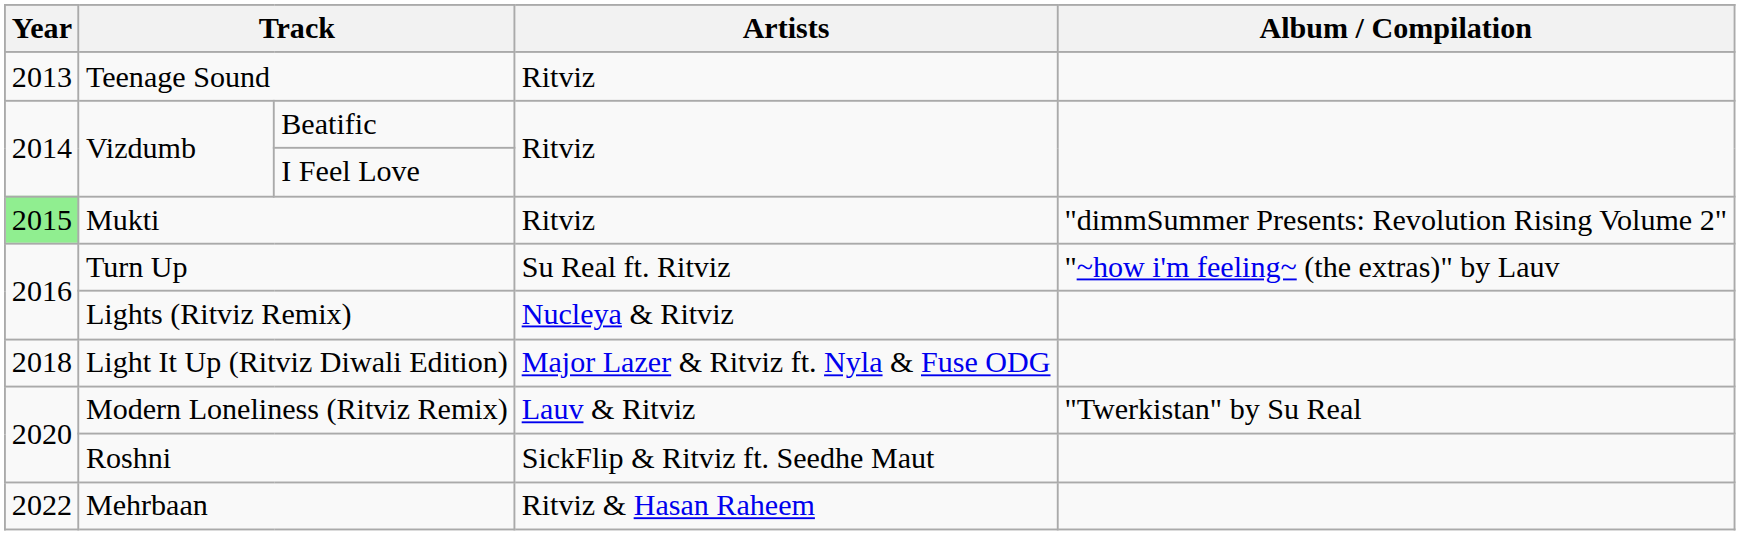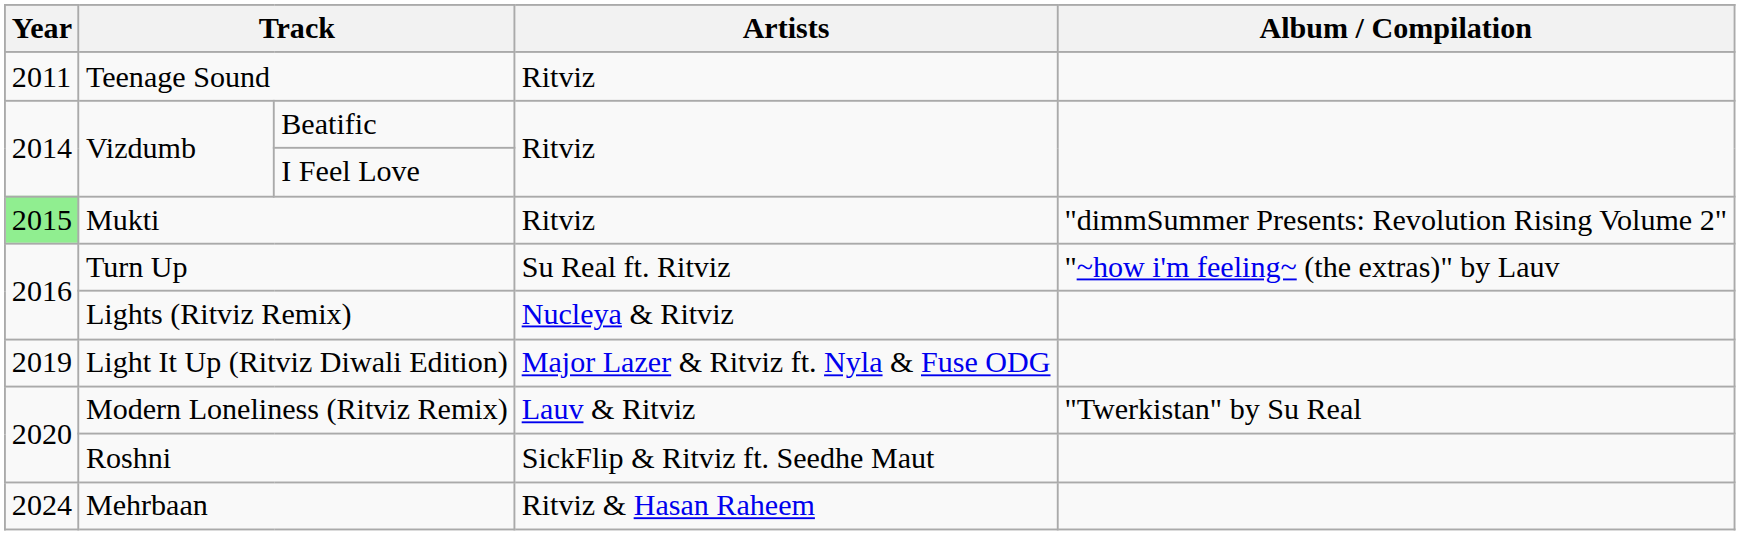(42, 76) 2013 -> (41, 76) 2011
(42, 362) 2018 -> (42, 362) 2019
(42, 505) 2022 -> (42, 505) 2024
